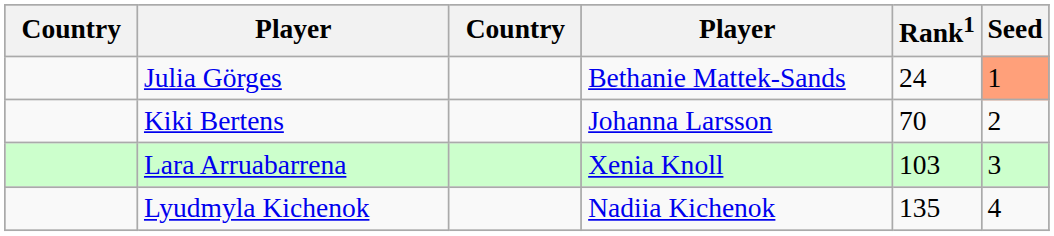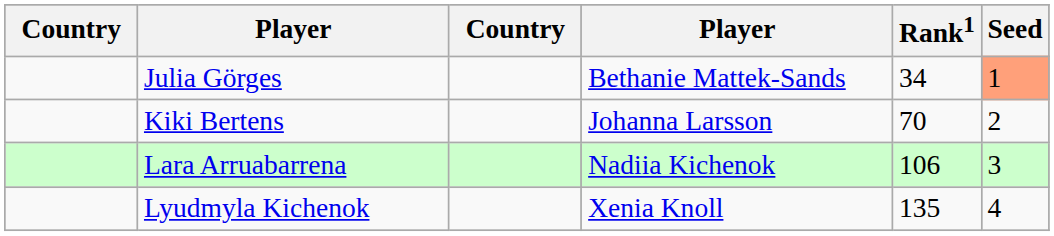(913, 77) 24 -> (913, 77) 34
(656, 164) Xenia Knoll -> (682, 164) Nadiia Kichenok
(920, 164) 103 -> (920, 164) 106
(682, 208) Nadiia Kichenok -> (656, 208) Xenia Knoll
